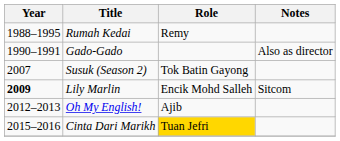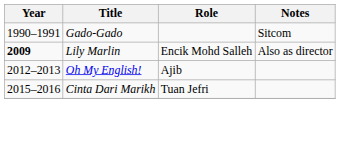- row: (98, 32)
(295, 51) Also as director -> (274, 32) Sitcom
- row: (106, 70)
(274, 88) Sitcom -> (295, 51) Also as director
(185, 126) gold background -> (185, 88) no background
